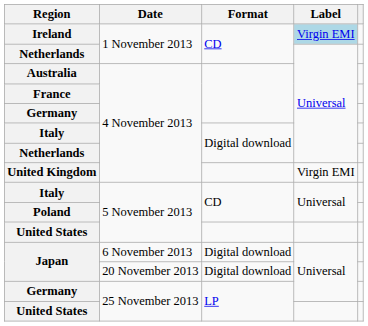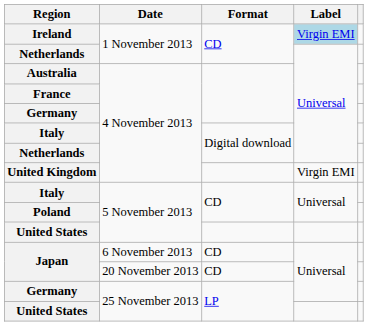(248, 251) Digital download -> (213, 251) CD
(248, 271) Digital download -> (213, 271) CD
